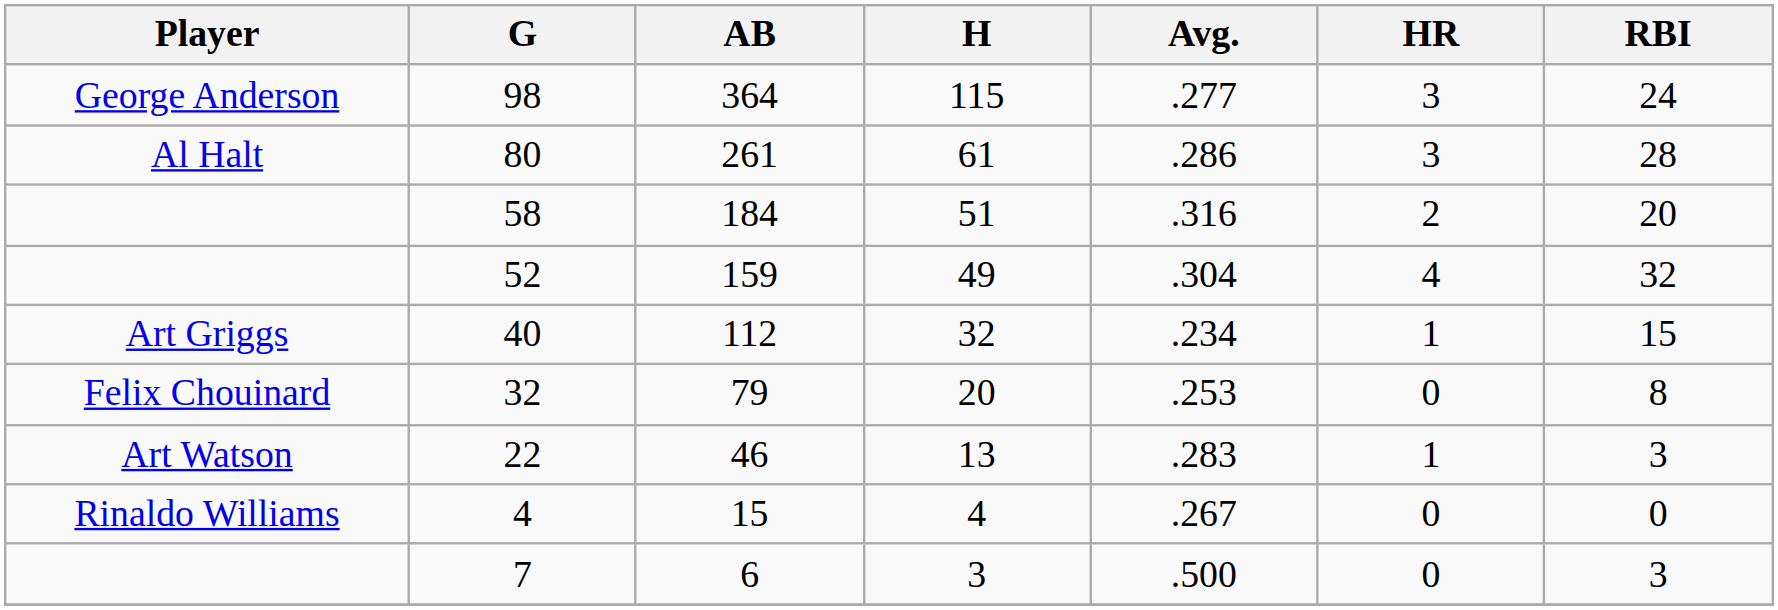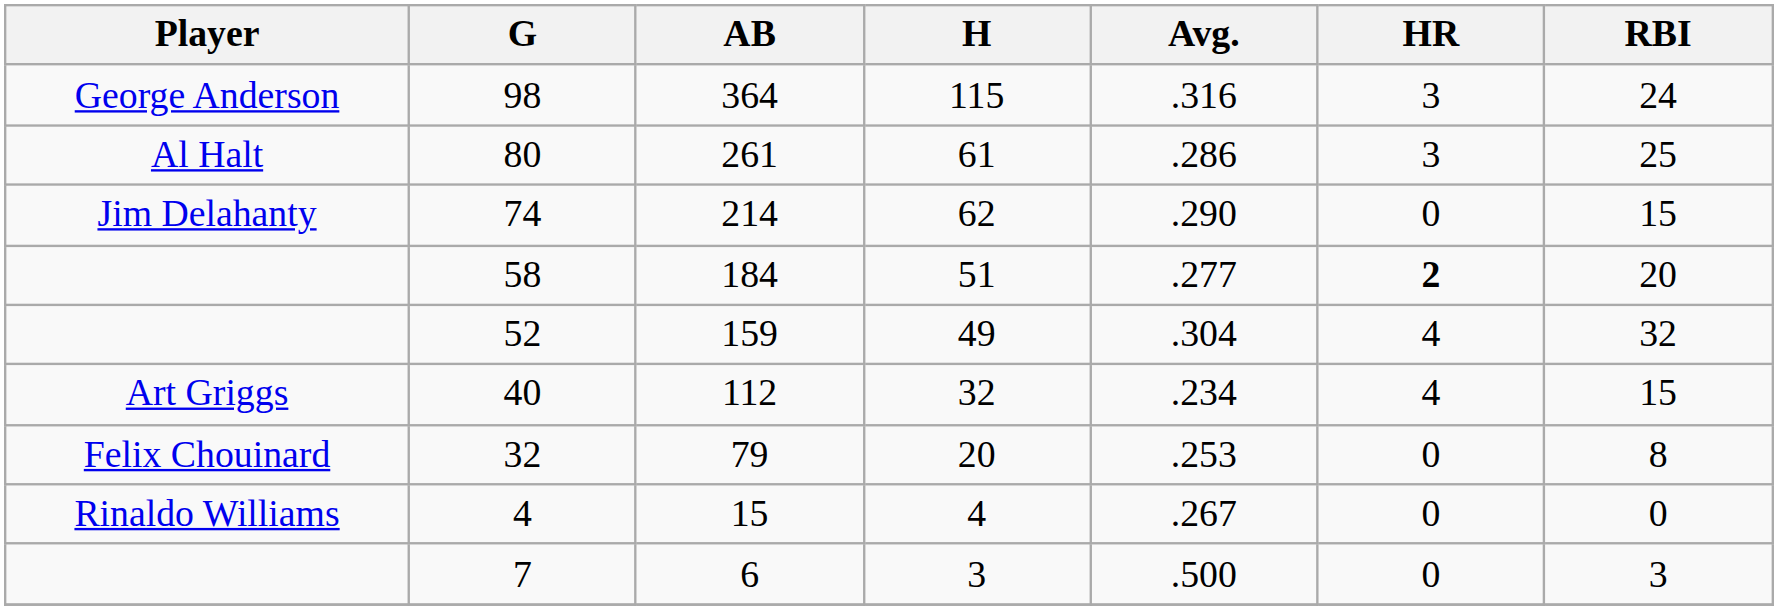(1204, 94) .277 -> (1204, 94) .316
(1658, 154) 28 -> (1658, 154) 25
+ row: (522, 214)
(1204, 214) .316 -> (1204, 273) .277
(1431, 214) normal -> (1431, 273) bold
(1431, 333) 1 -> (1431, 393) 4
- row: (522, 453)
